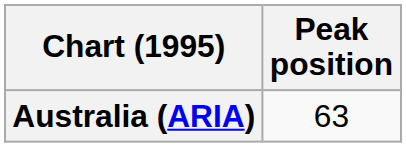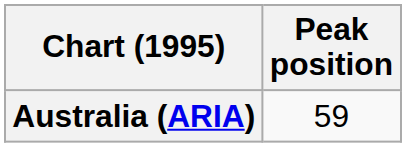(331, 115) 63 -> (331, 115) 59
